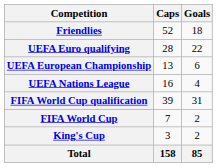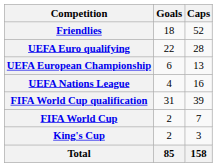columns swapped: (168, 13) <-> (197, 13)
